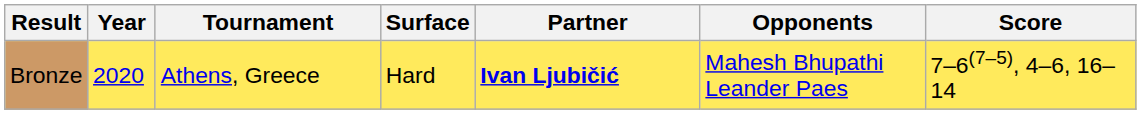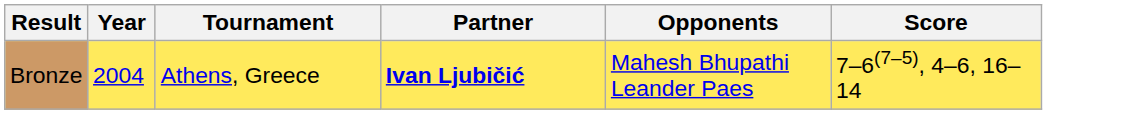- column: (428, 22)
(118, 74) 2020 -> (118, 74) 2004
